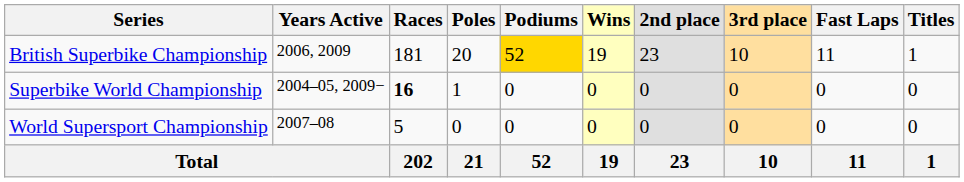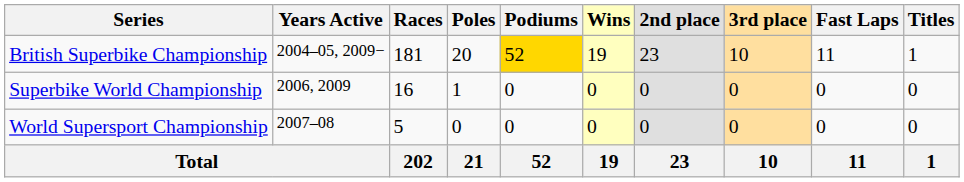(314, 50) 2006, 2009 -> (331, 50) 2004–05, 2009−
(331, 86) 2004–05, 2009− -> (314, 86) 2006, 2009
(403, 90) bold -> (403, 90) normal
